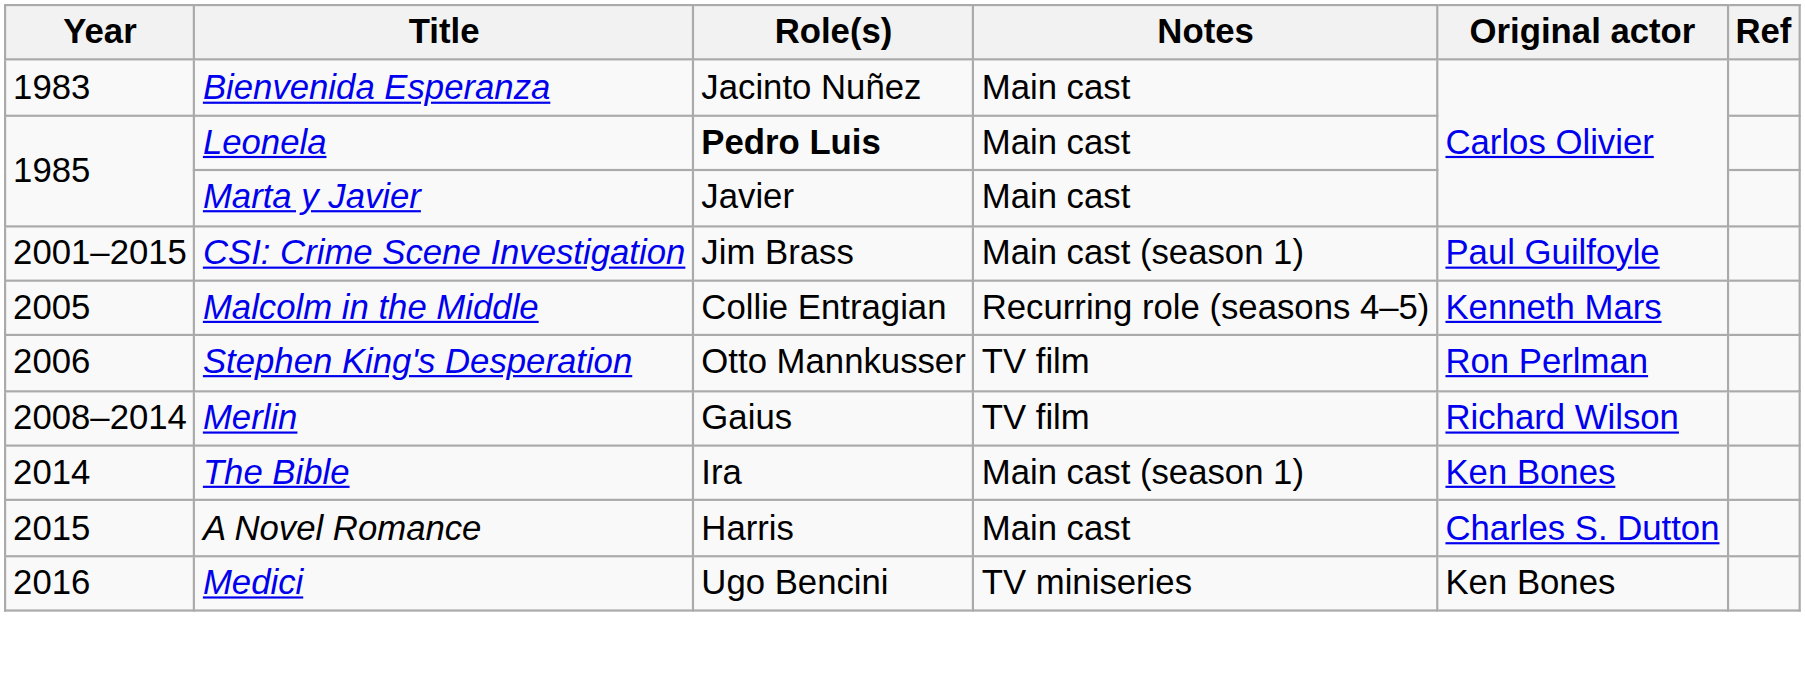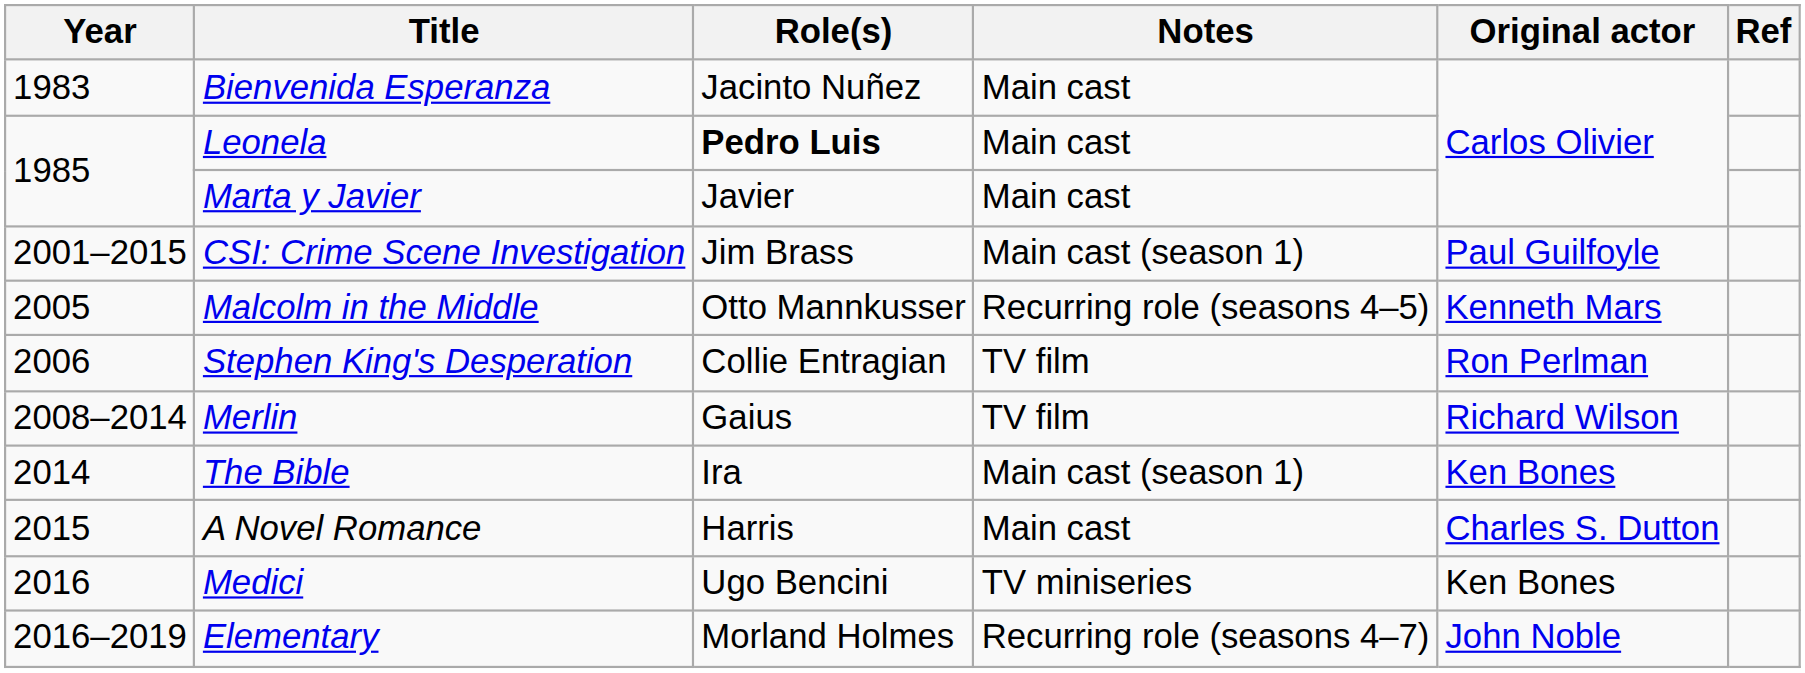(824, 307) Collie Entragian -> (834, 307) Otto Mannkusser
(834, 362) Otto Mannkusser -> (824, 362) Collie Entragian
+ row: (291, 637)
